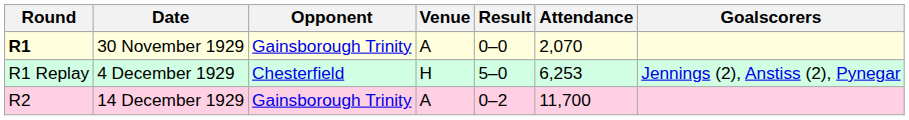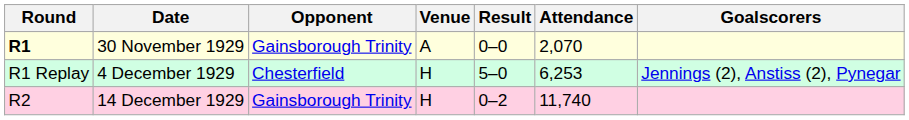(425, 100) A -> (426, 100) H
(565, 100) 11,700 -> (565, 100) 11,740
